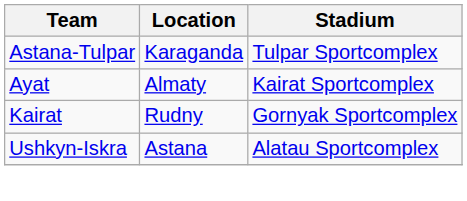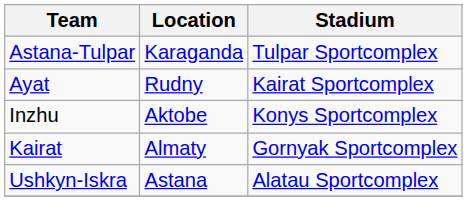(175, 84) Almaty -> (174, 84) Rudny
+ row: (34, 116)
(174, 116) Rudny -> (175, 148) Almaty
